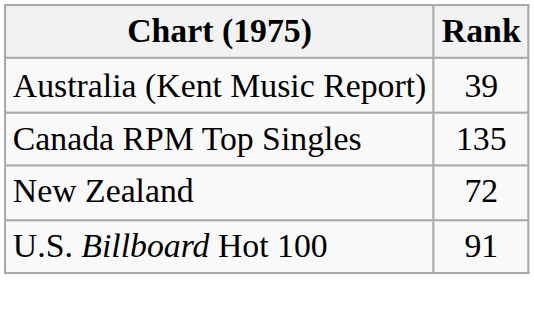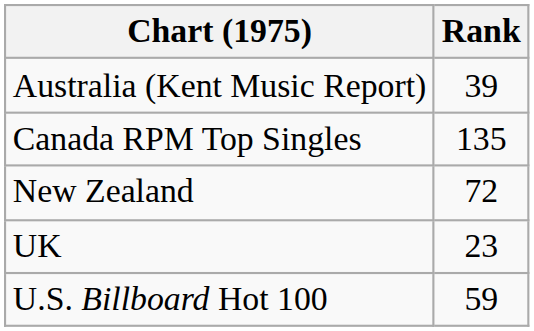+ row: (37, 245)
(481, 245) 91 -> (481, 298) 59
